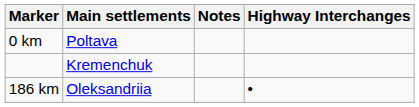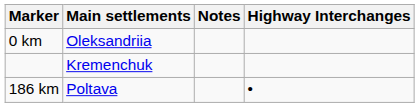(92, 41) Poltava -> (109, 41) Oleksandriia
(109, 89) Oleksandriia -> (92, 89) Poltava
